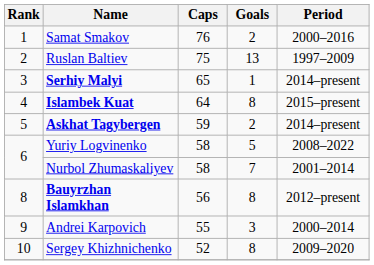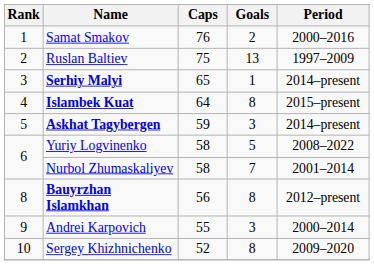(252, 124) 2 -> (252, 124) 3
